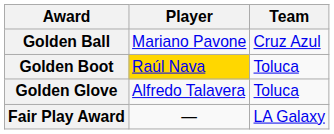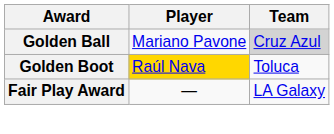(287, 41) no background -> (287, 41) lightgrey background
- row: (66, 91)
